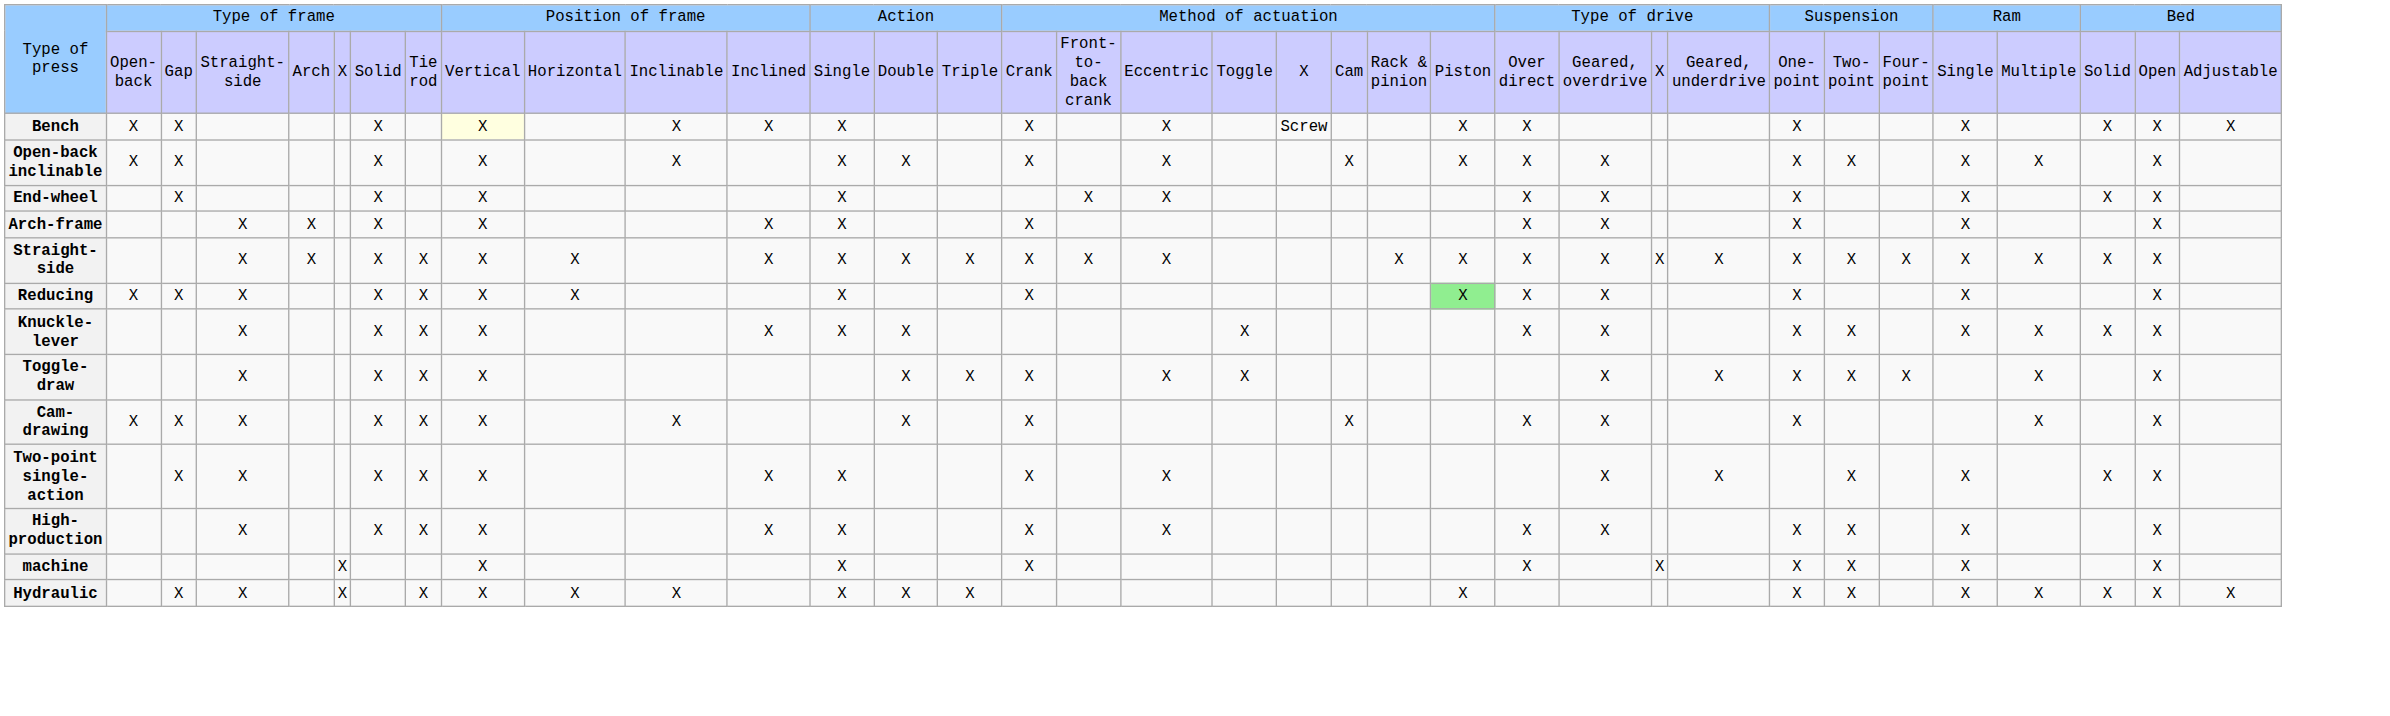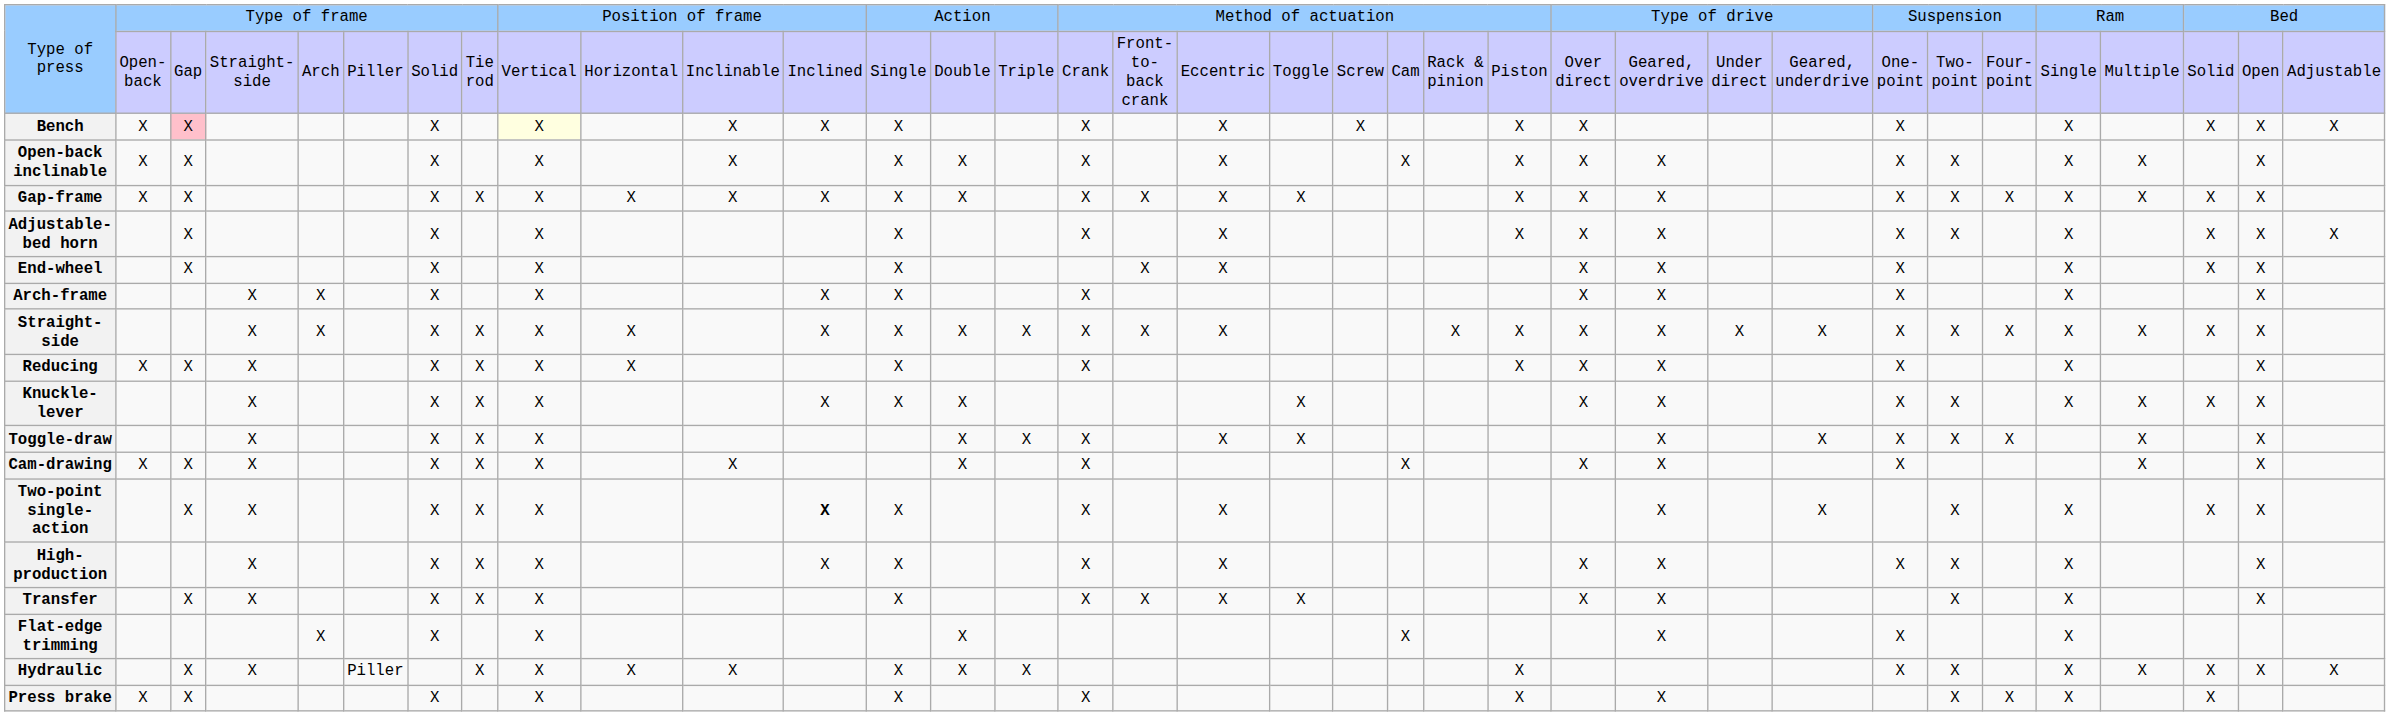(342, 72) X -> (375, 72) Piller
(1304, 72) X -> (1360, 72) Screw
(1660, 72) X -> (1740, 72) Under direct
(179, 126) no background -> (188, 126) pink background
(1304, 126) Screw -> (1360, 126) X
+ row: (60, 198)
+ row: (60, 234)
(1463, 296) lightgreen background -> (1519, 367) no background
(769, 476) normal -> (825, 510) bold
- row: (55, 566)
+ row: (60, 600)
+ row: (60, 636)
(342, 593) X -> (375, 672) Piller
+ row: (60, 698)
